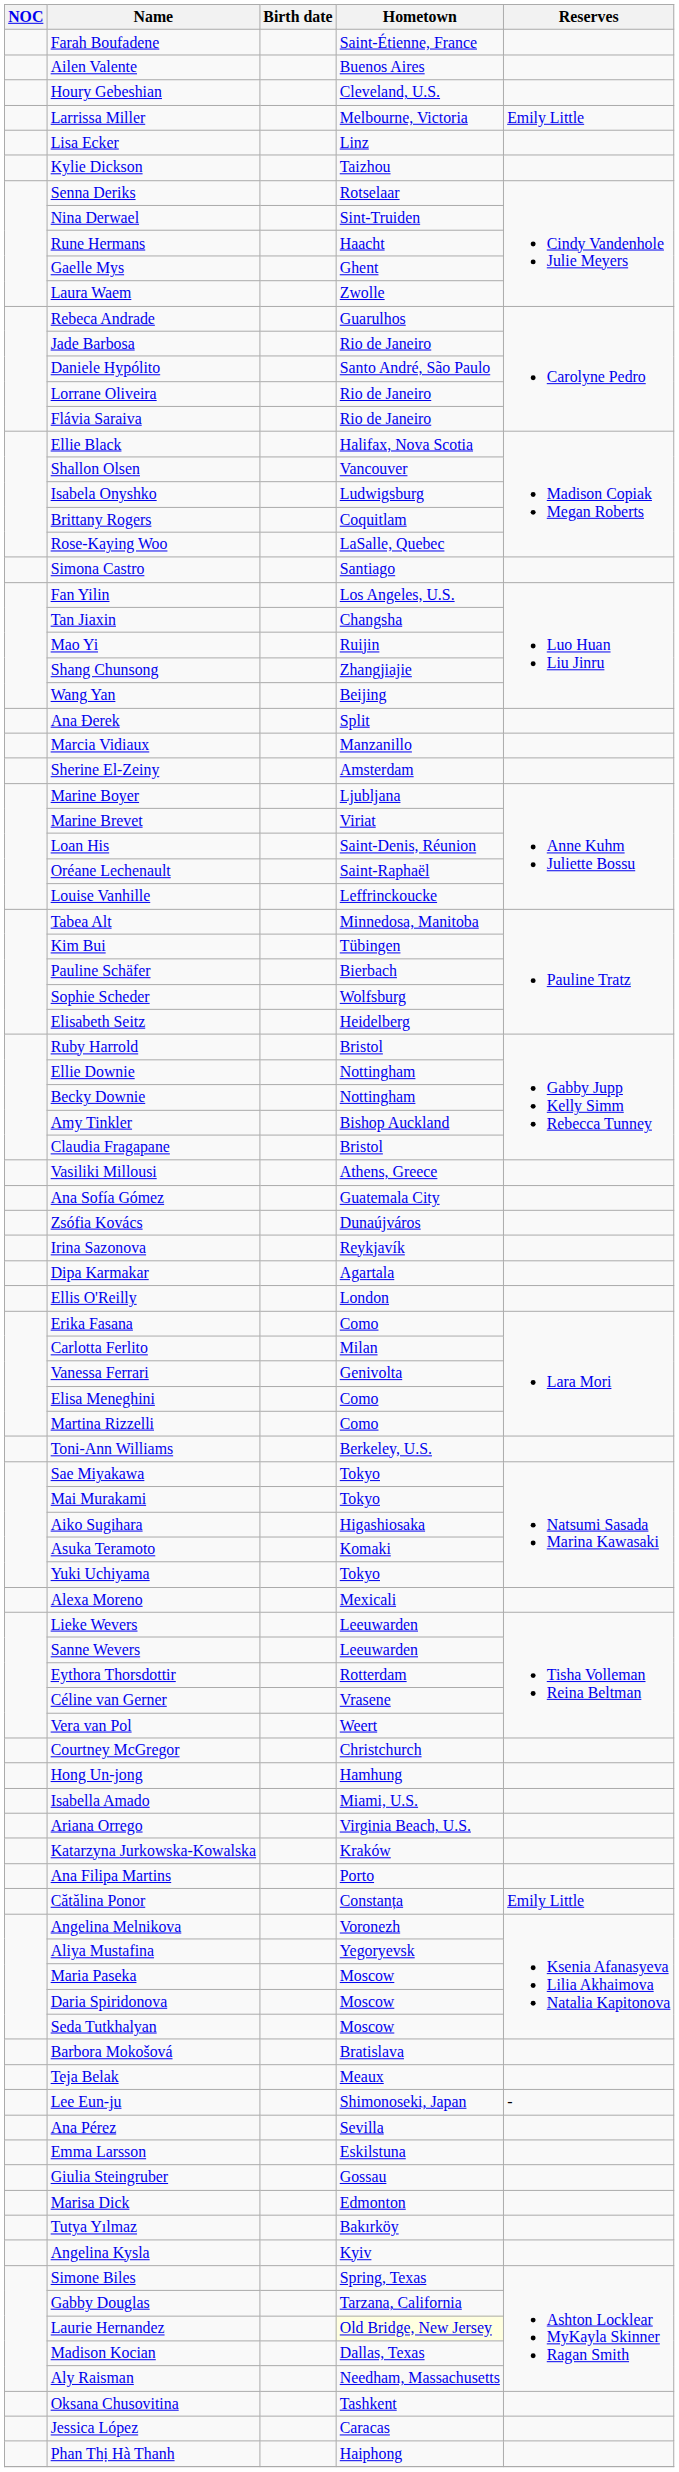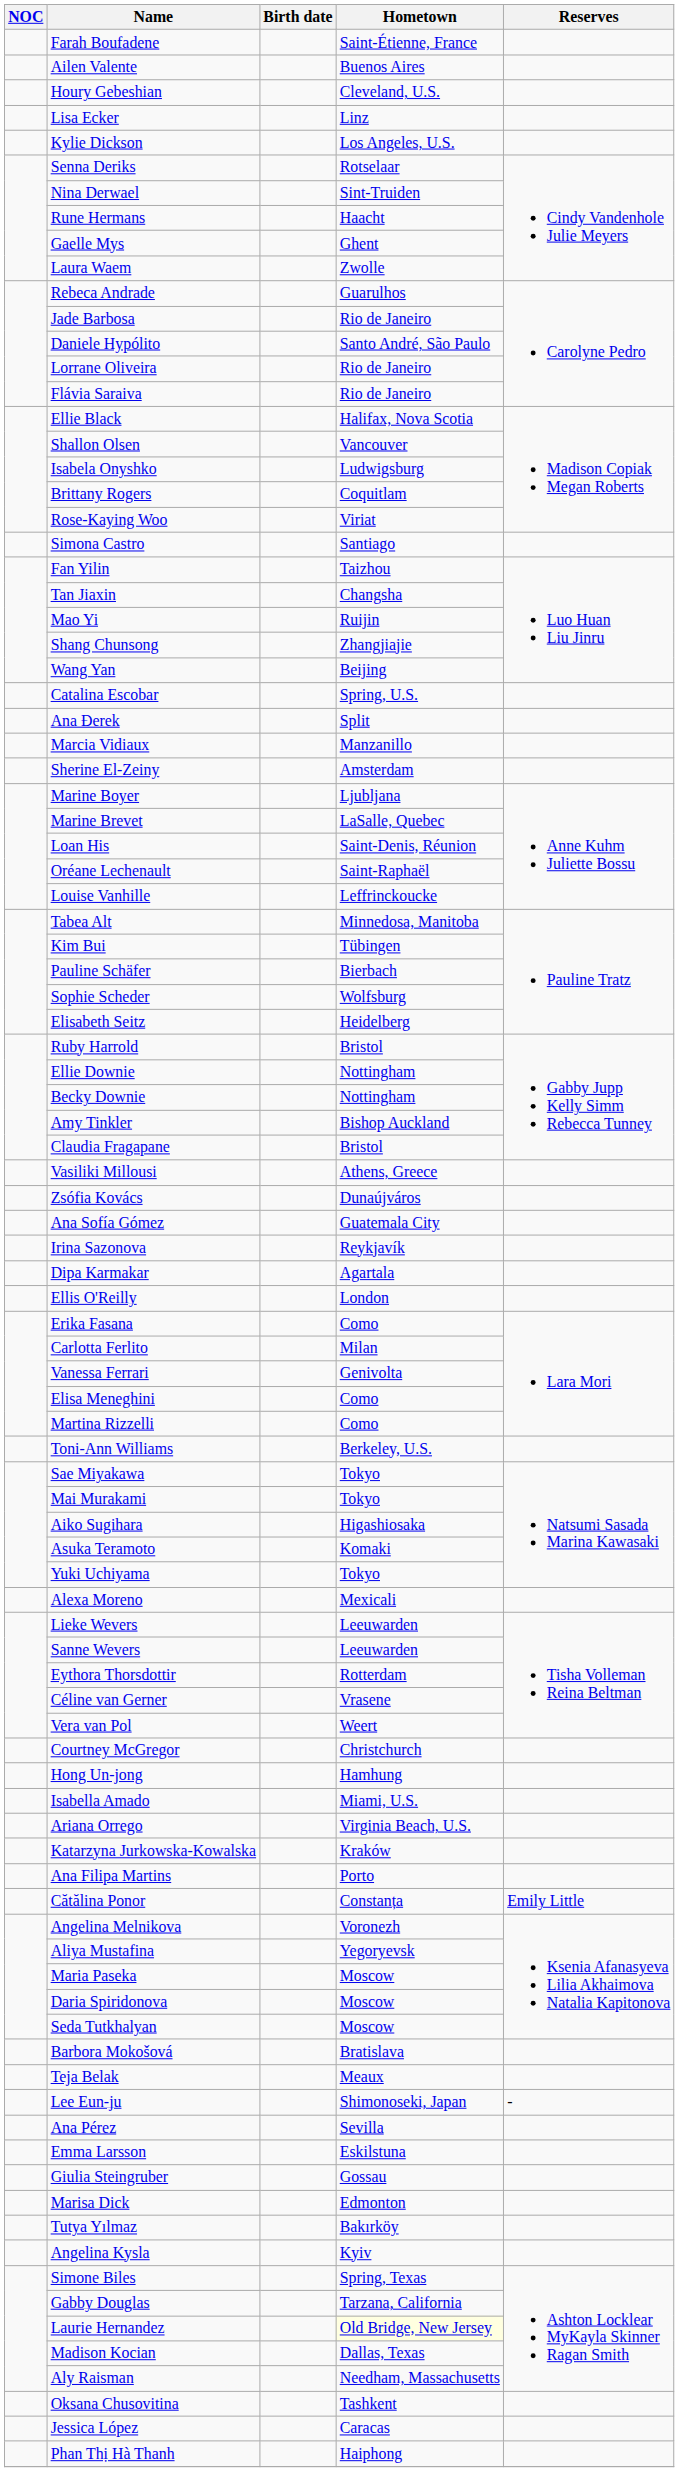- row: (98, 117)
(365, 167) Taizhou -> (397, 142) Los Angeles, U.S.
(392, 544) LaSalle, Quebec -> (358, 519) Viriat
(397, 594) Los Angeles, U.S. -> (365, 569) Taizhou
+ row: (105, 695)
(358, 820) Viriat -> (392, 820) LaSalle, Quebec
rows swapped: (107, 1197) <-> (97, 1222)
